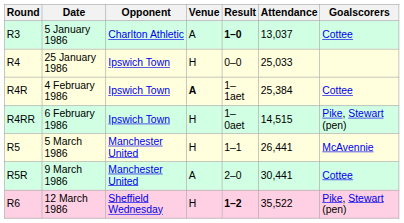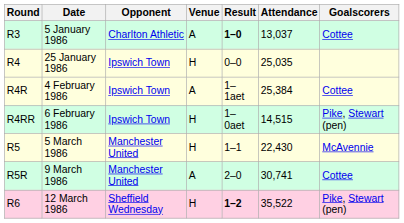(277, 63) 25,033 -> (277, 63) 25,035
(193, 91) bold -> (192, 91) normal
(277, 147) 26,441 -> (277, 147) 22,430
(277, 176) 30,441 -> (277, 176) 30,741
